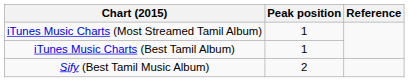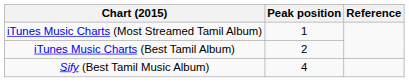(304, 49) 1 -> (304, 49) 2
(304, 67) 2 -> (304, 67) 4
